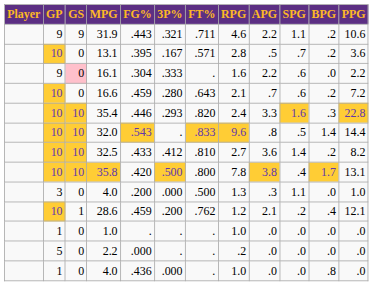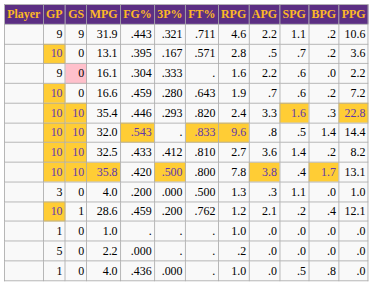(239, 93) 2.1 -> (239, 93) 1.9
(301, 271) .0 -> (301, 271) .5
